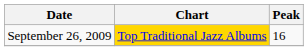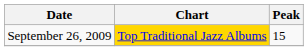(279, 35) 16 -> (279, 35) 15
